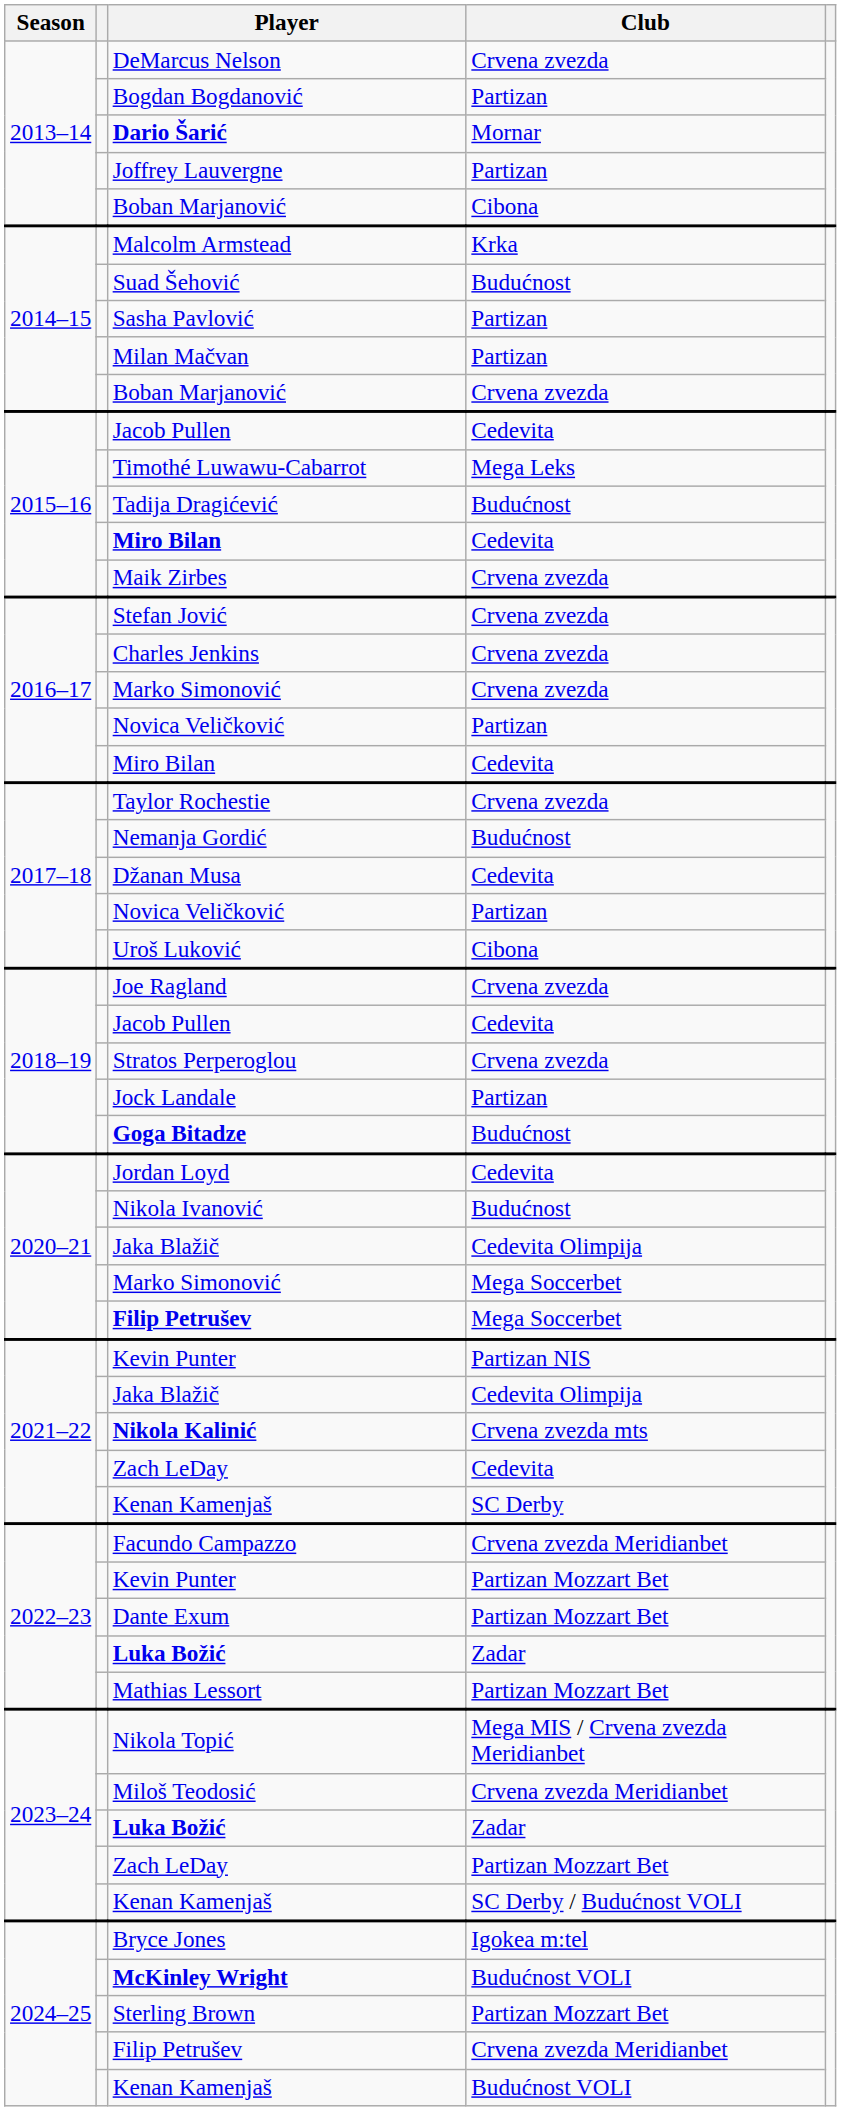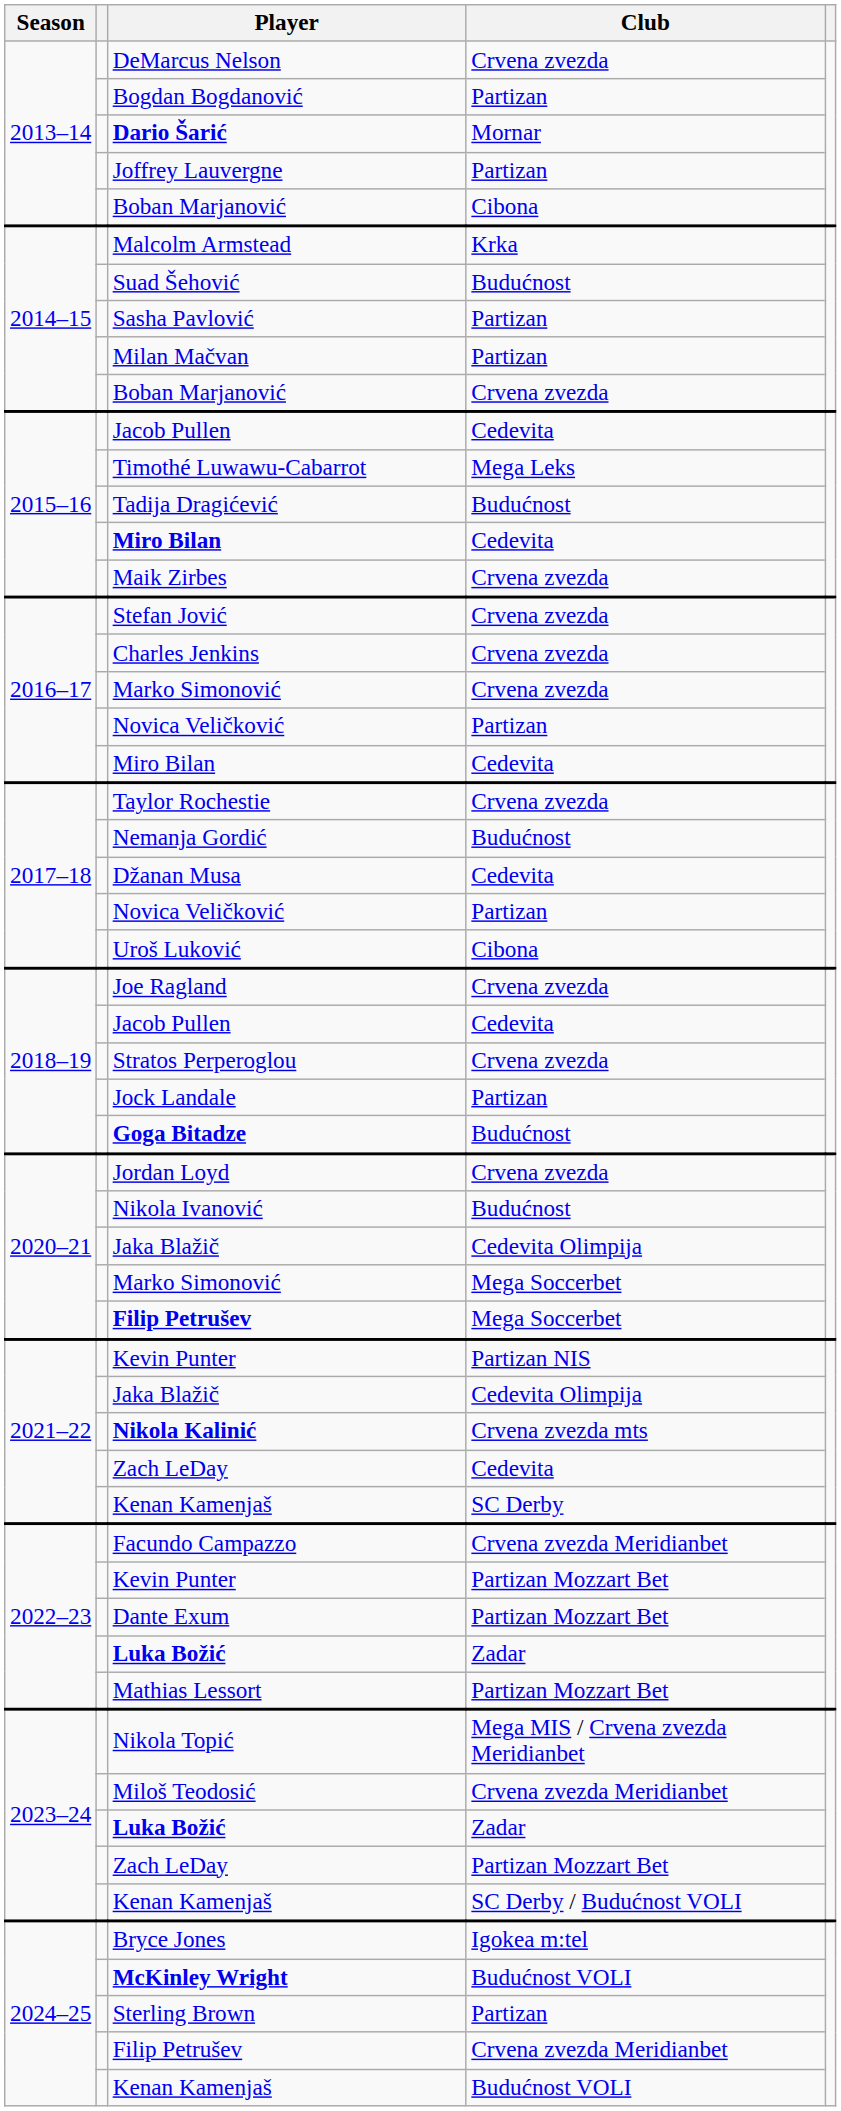(513, 1172) Cedevita -> (540, 1172) Crvena zvezda
(570, 2013) Partizan Mozzart Bet -> (509, 2013) Partizan
